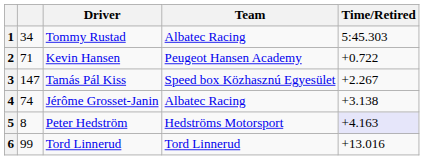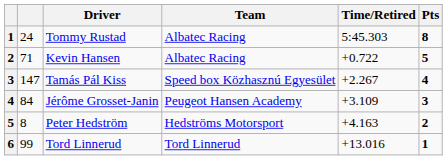+ column: (431, 15)
(27, 37) 34 -> (27, 37) 24
(233, 58) Peugeot Hansen Academy -> (205, 58) Albatec Racing
(27, 101) 74 -> (27, 101) 84
(205, 101) Albatec Racing -> (233, 101) Peugeot Hansen Academy
(360, 101) +3.138 -> (360, 101) +3.109
(360, 123) lavender background -> (360, 123) no background
